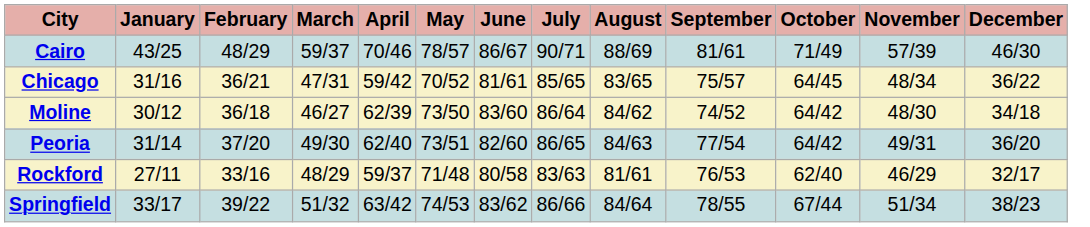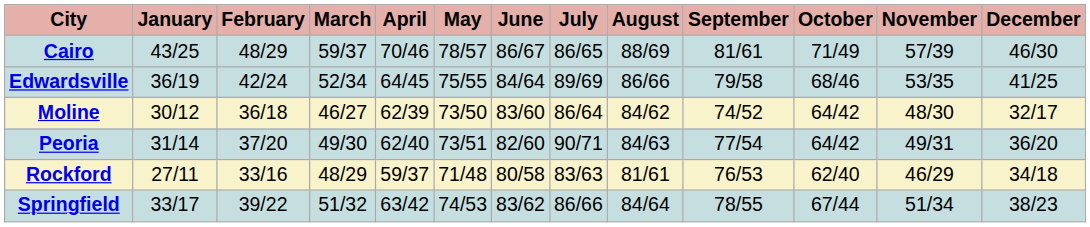(561, 50) 90/71 -> (578, 50) 86/65
- row: (60, 81)
+ row: (69, 81)
(1016, 112) 34/18 -> (1033, 112) 32/17
(561, 143) 86/65 -> (578, 143) 90/71
(1016, 174) 32/17 -> (1033, 174) 34/18
